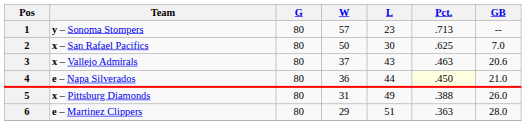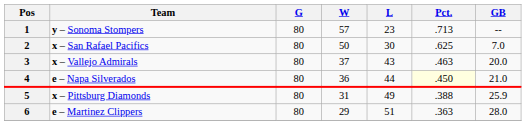(498, 62) 20.6 -> (498, 62) 20.0
(498, 95) 26.0 -> (498, 95) 25.9
